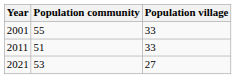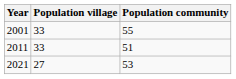columns swapped: (187, 13) <-> (87, 13)
